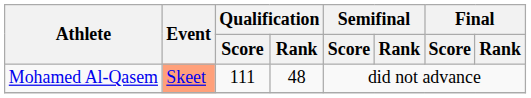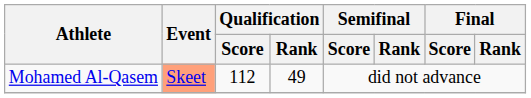(242, 78) 111 -> (242, 78) 112
(297, 78) 48 -> (297, 78) 49
